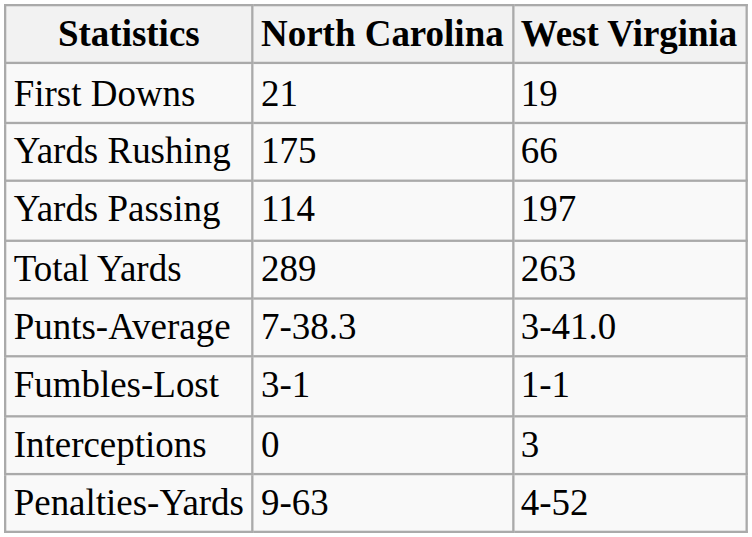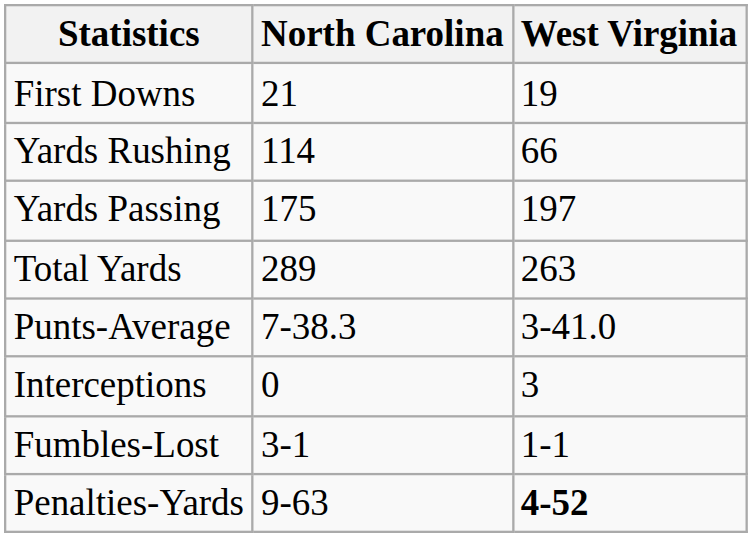(289, 151) 175 -> (288, 151) 114
(288, 209) 114 -> (289, 209) 175
rows swapped: (116, 385) <-> (110, 444)
(555, 502) normal -> (555, 502) bold
